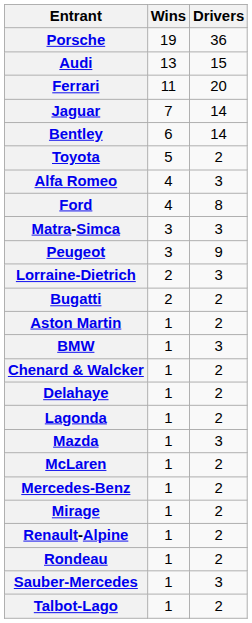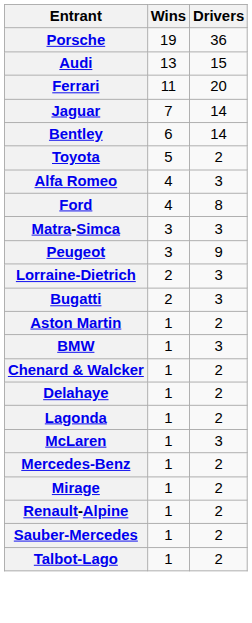(219, 299) 2 -> (219, 299) 3
- row: (76, 441)
(219, 464) 2 -> (219, 441) 3
- row: (76, 559)
(219, 582) 3 -> (219, 535) 2
